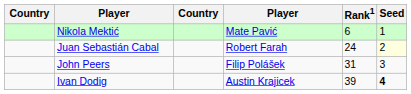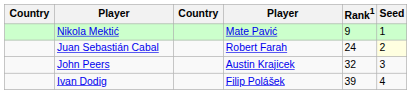(347, 32) 6 -> (347, 32) 9
(255, 65) Filip Polášek -> (260, 65) Austin Krajicek
(350, 65) 31 -> (350, 65) 32
(260, 81) Austin Krajicek -> (255, 81) Filip Polášek
(382, 81) bold -> (382, 81) normal
